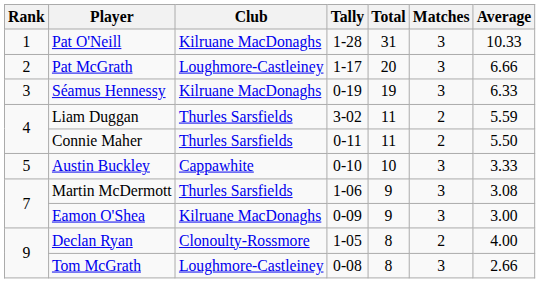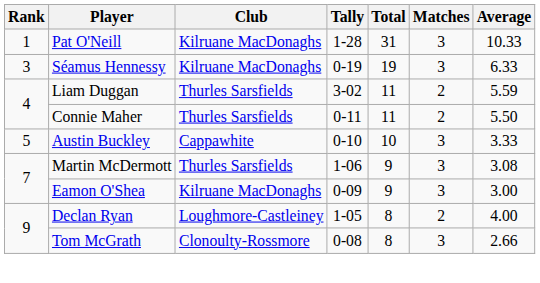- row: (92, 66)
(244, 240) Clonoulty-Rossmore -> (251, 215) Loughmore-Castleiney
(251, 265) Loughmore-Castleiney -> (244, 240) Clonoulty-Rossmore
